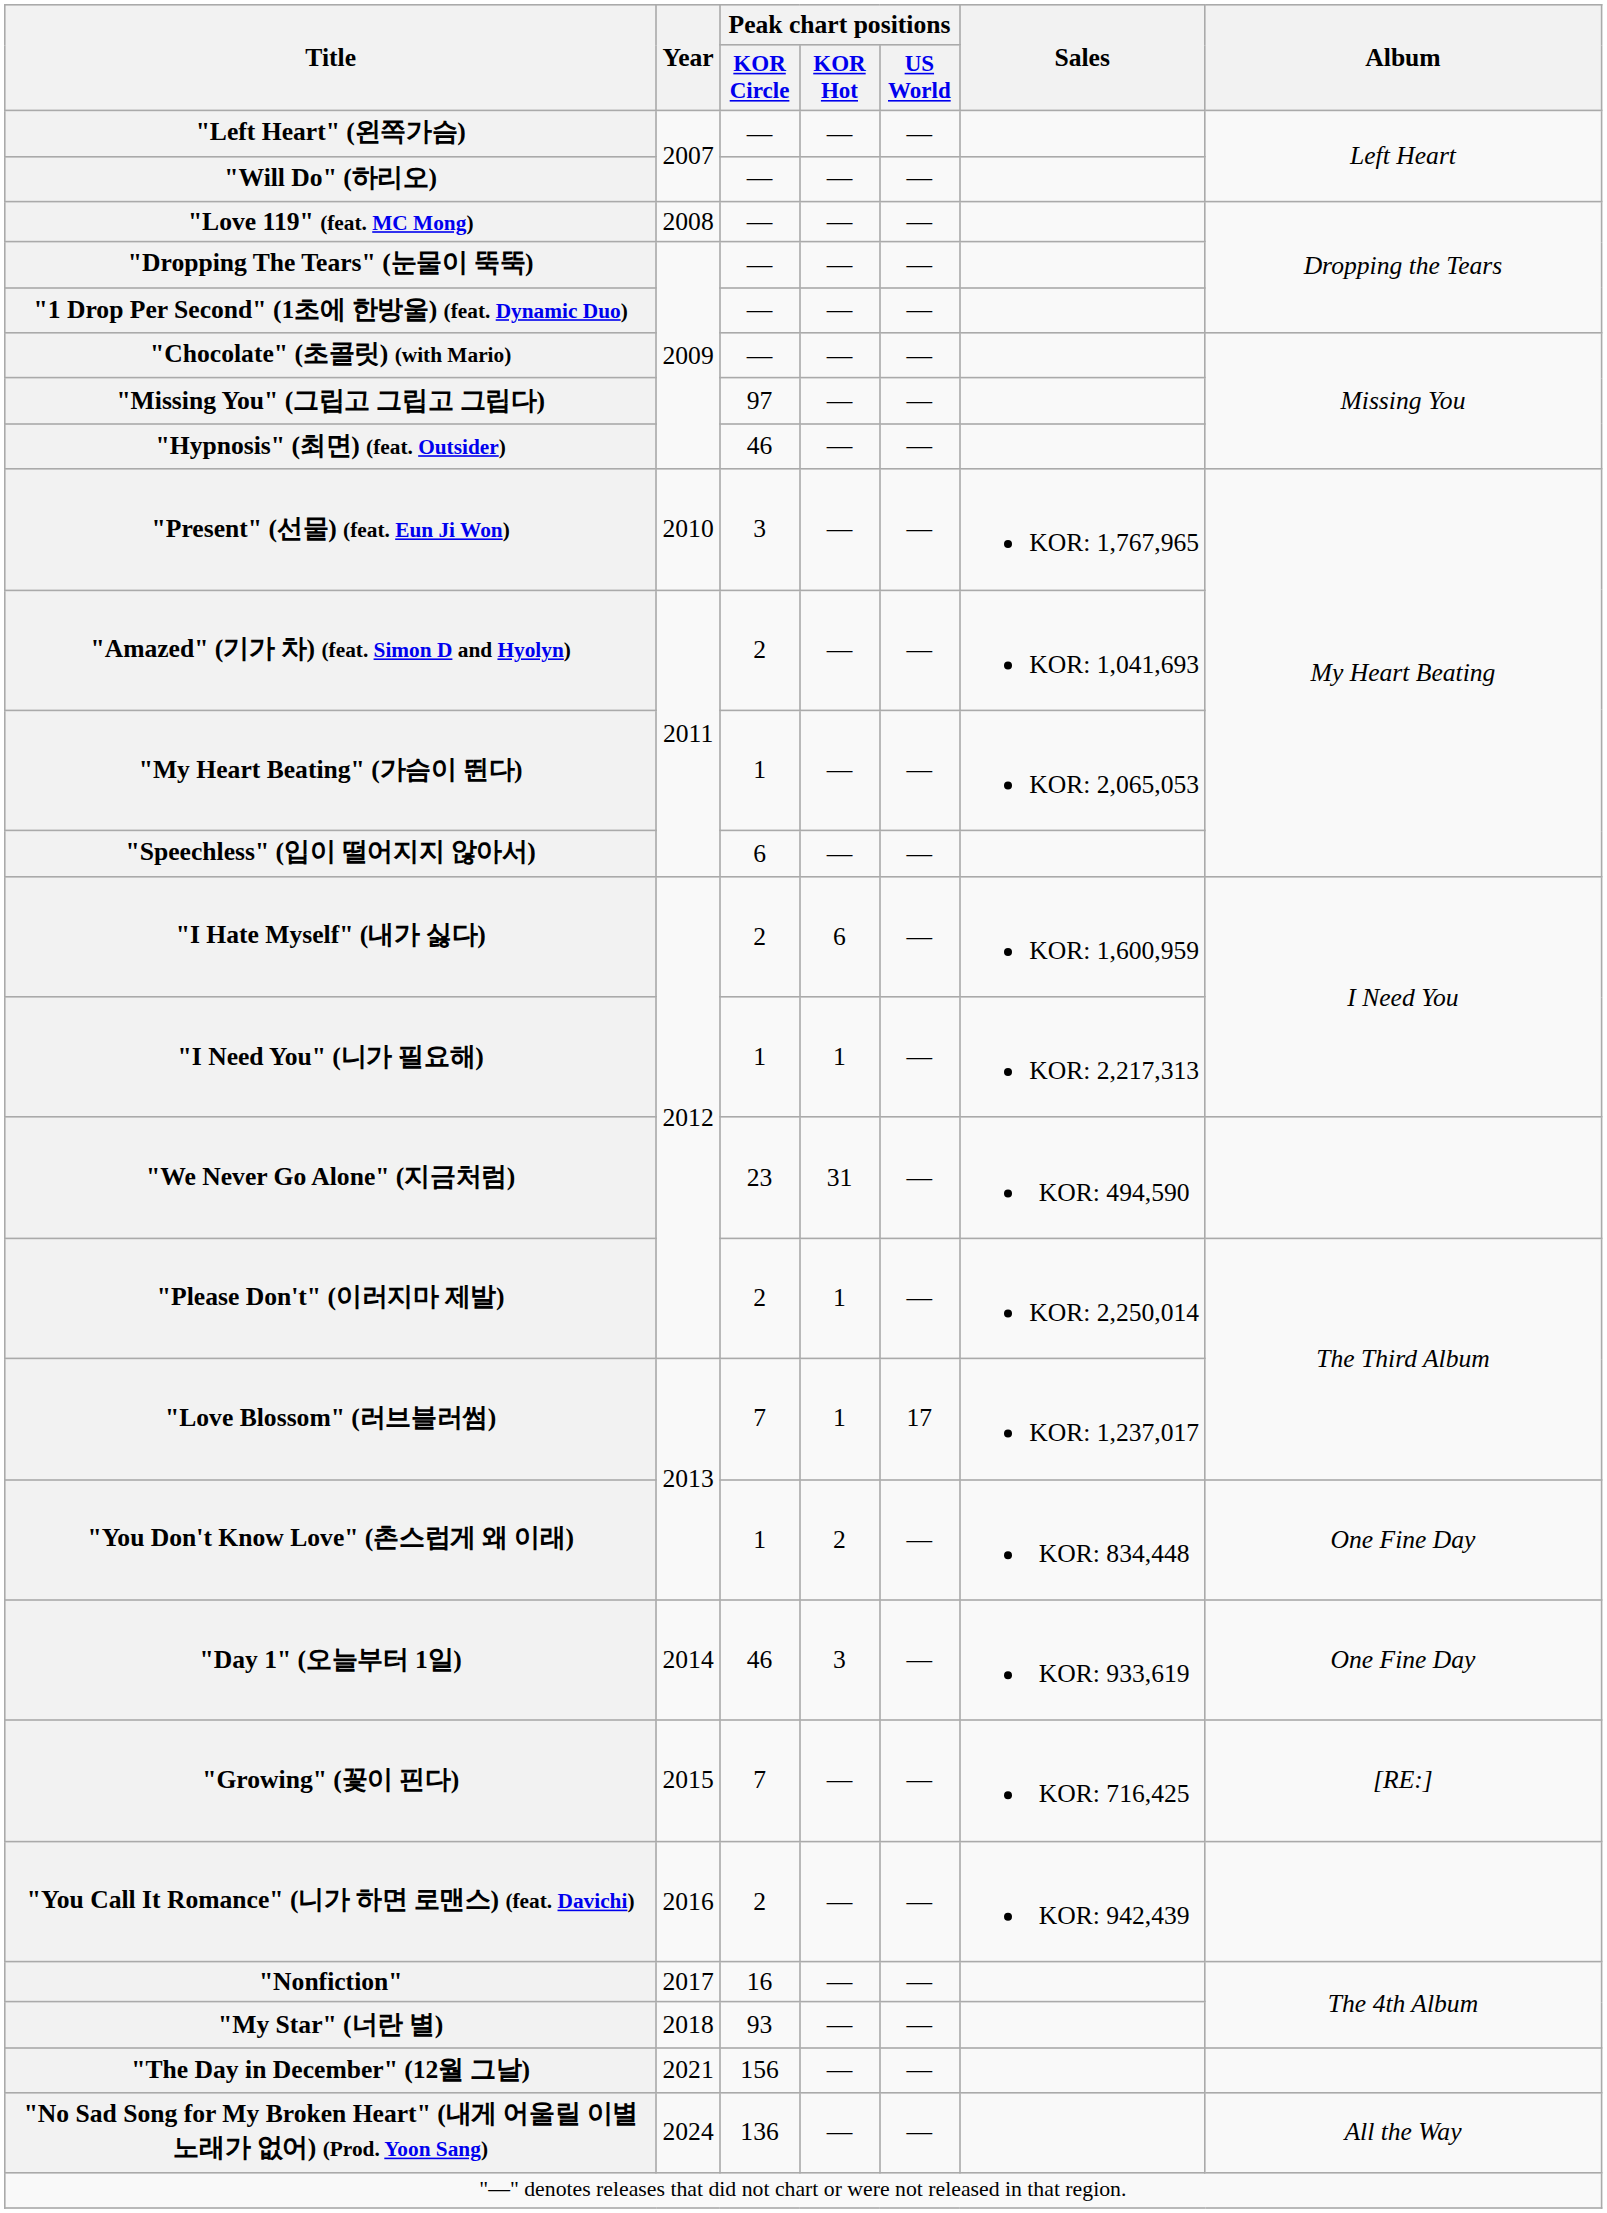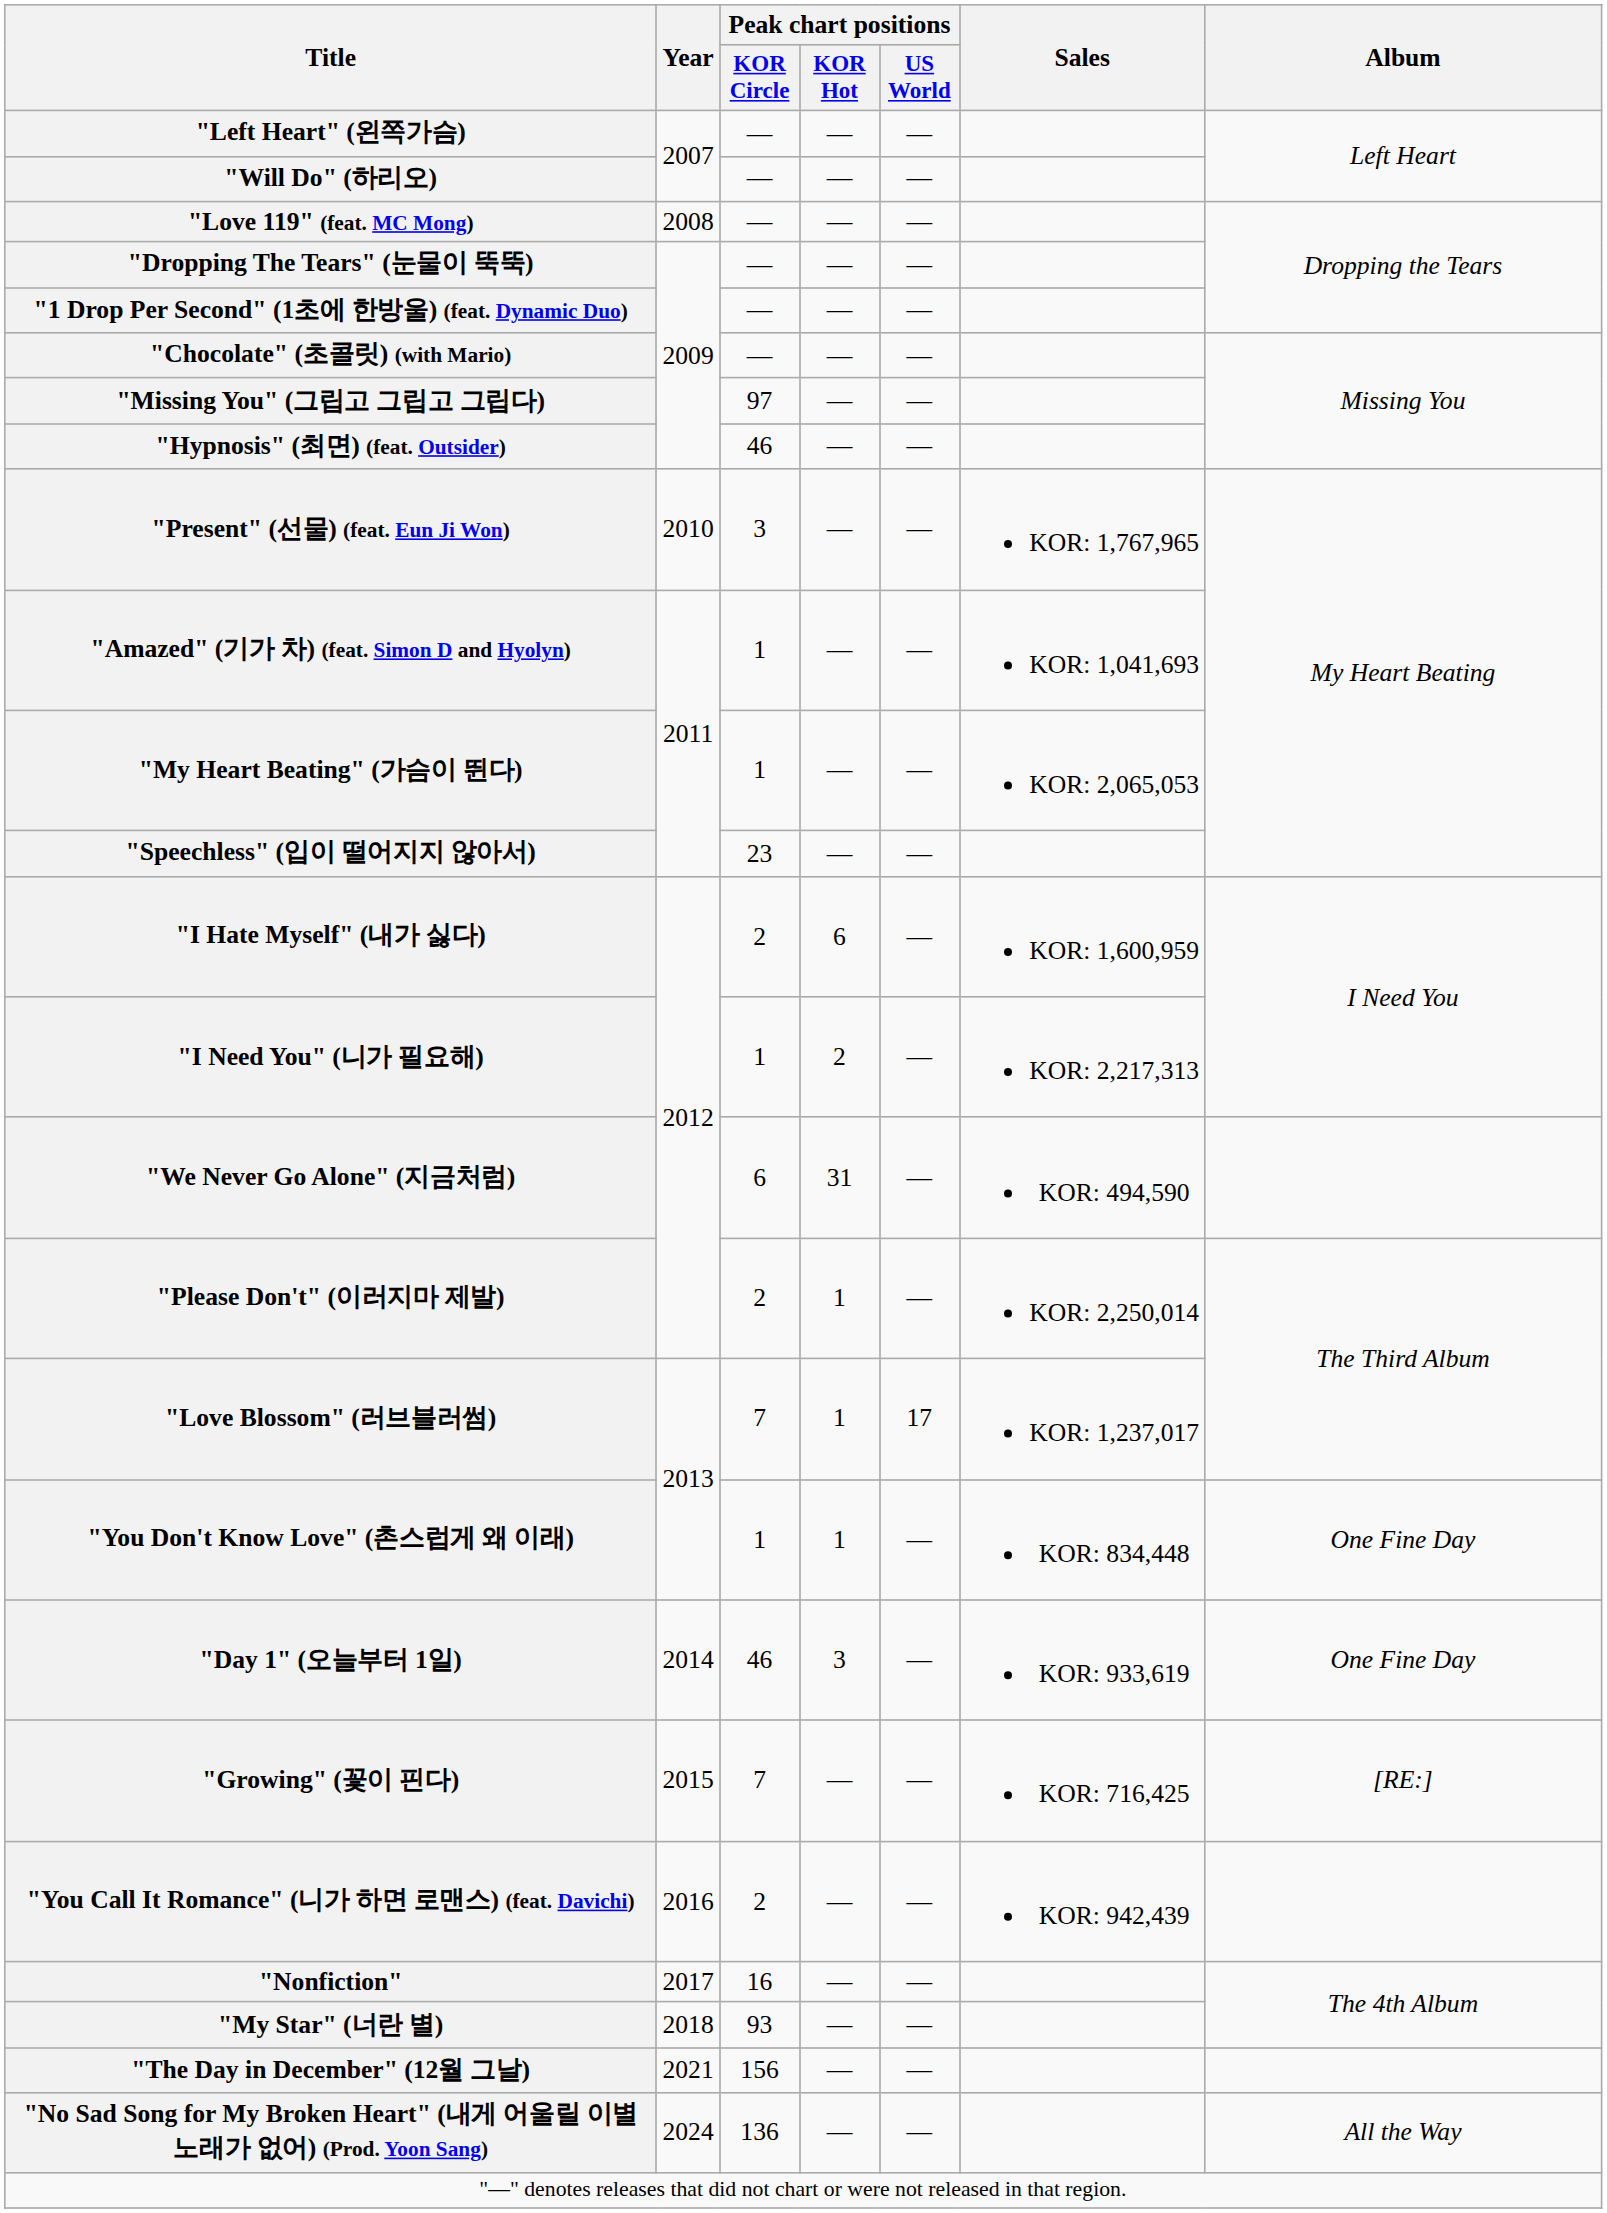(760, 649) 2 -> (760, 649) 1
(760, 853) 6 -> (760, 853) 23
(839, 1056) 1 -> (839, 1056) 2
(760, 1177) 23 -> (760, 1177) 6
(839, 1539) 2 -> (839, 1539) 1
